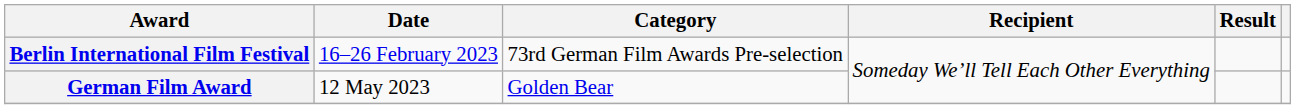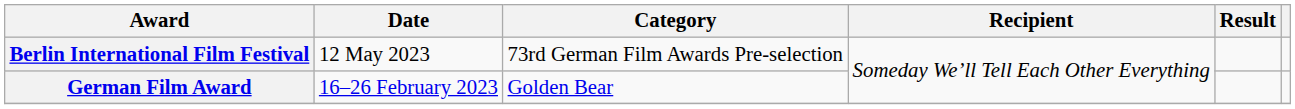(408, 53) 16–26 February 2023 -> (374, 53) 12 May 2023
(374, 86) 12 May 2023 -> (408, 86) 16–26 February 2023
